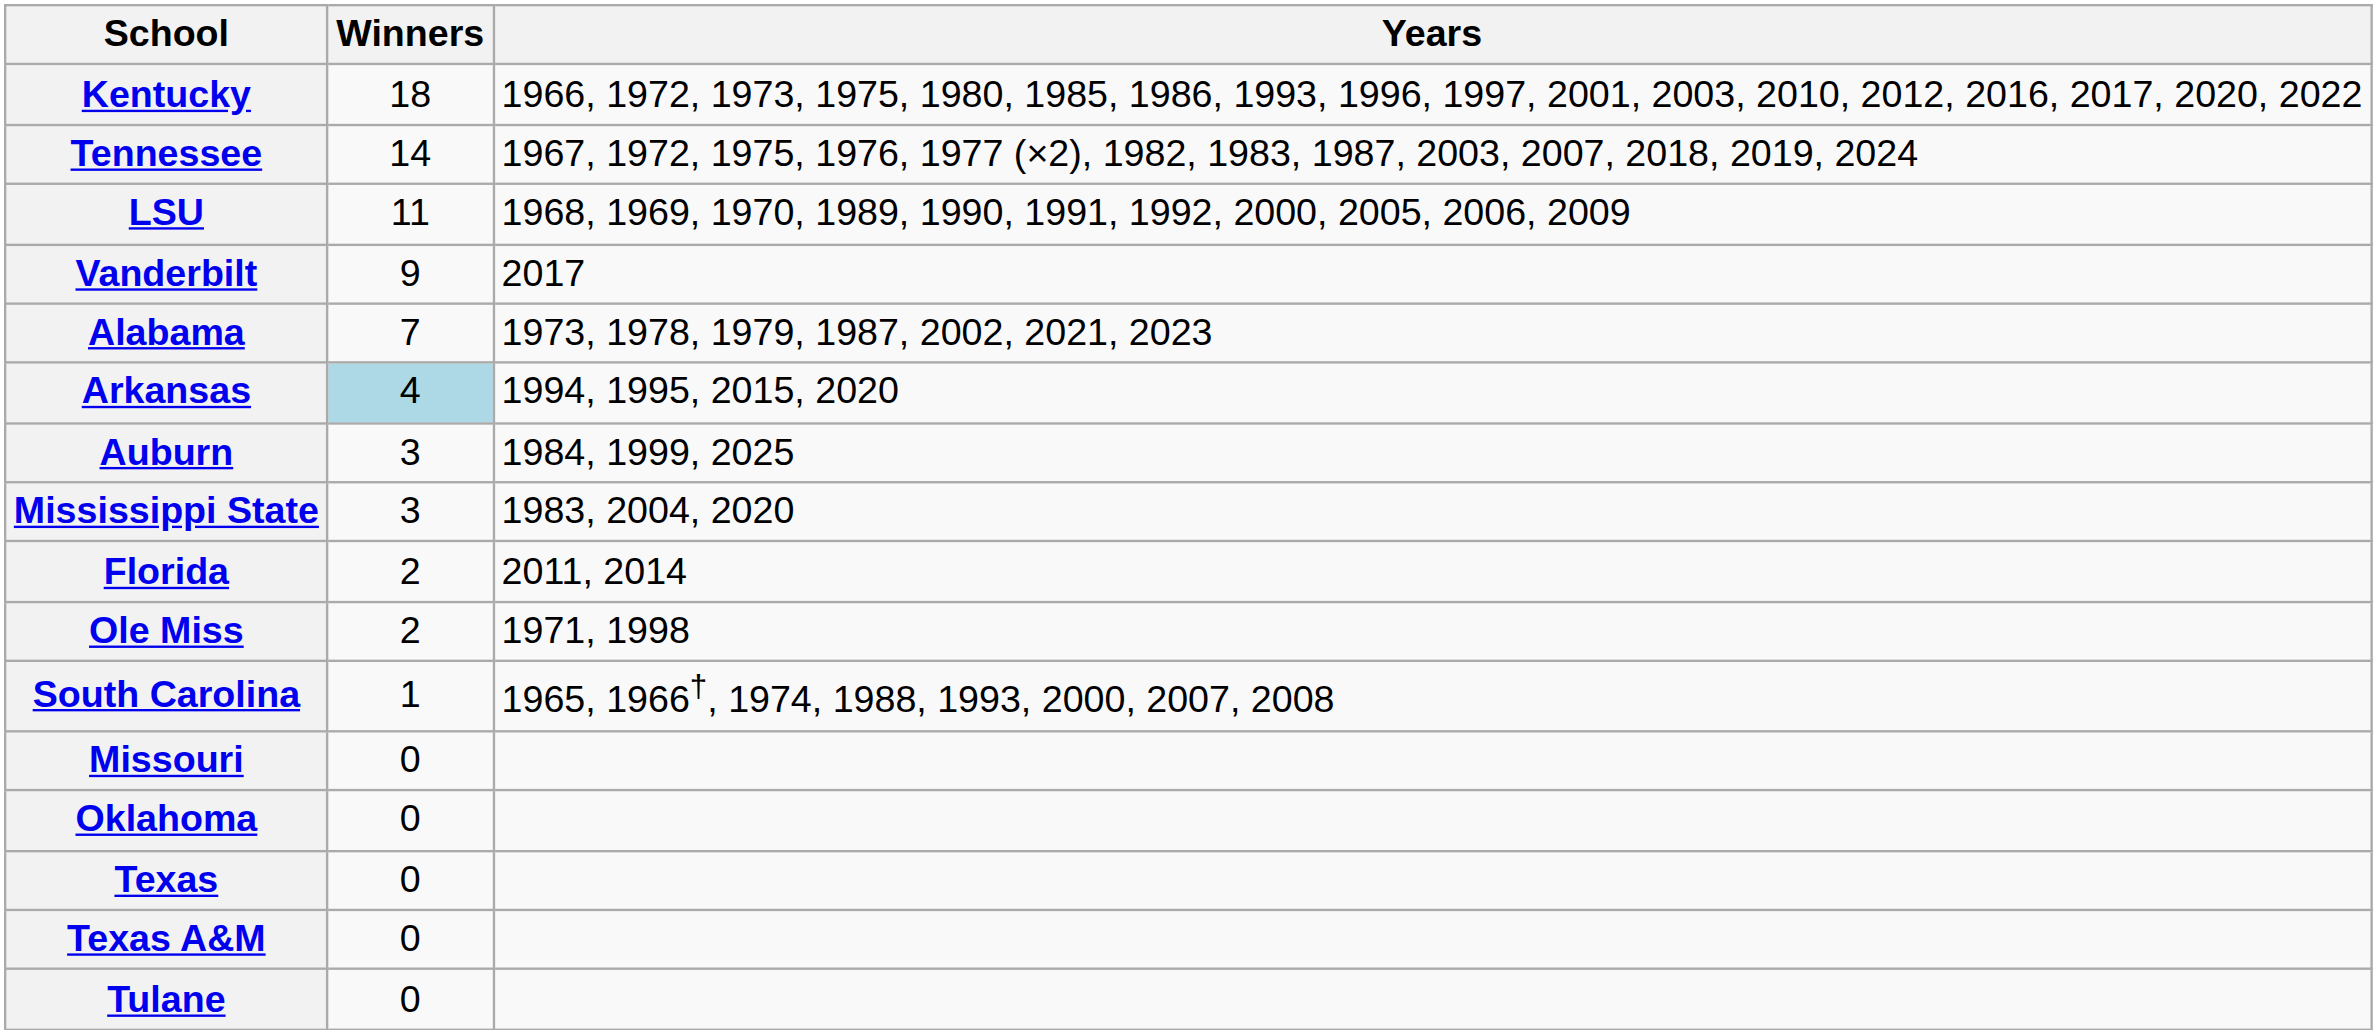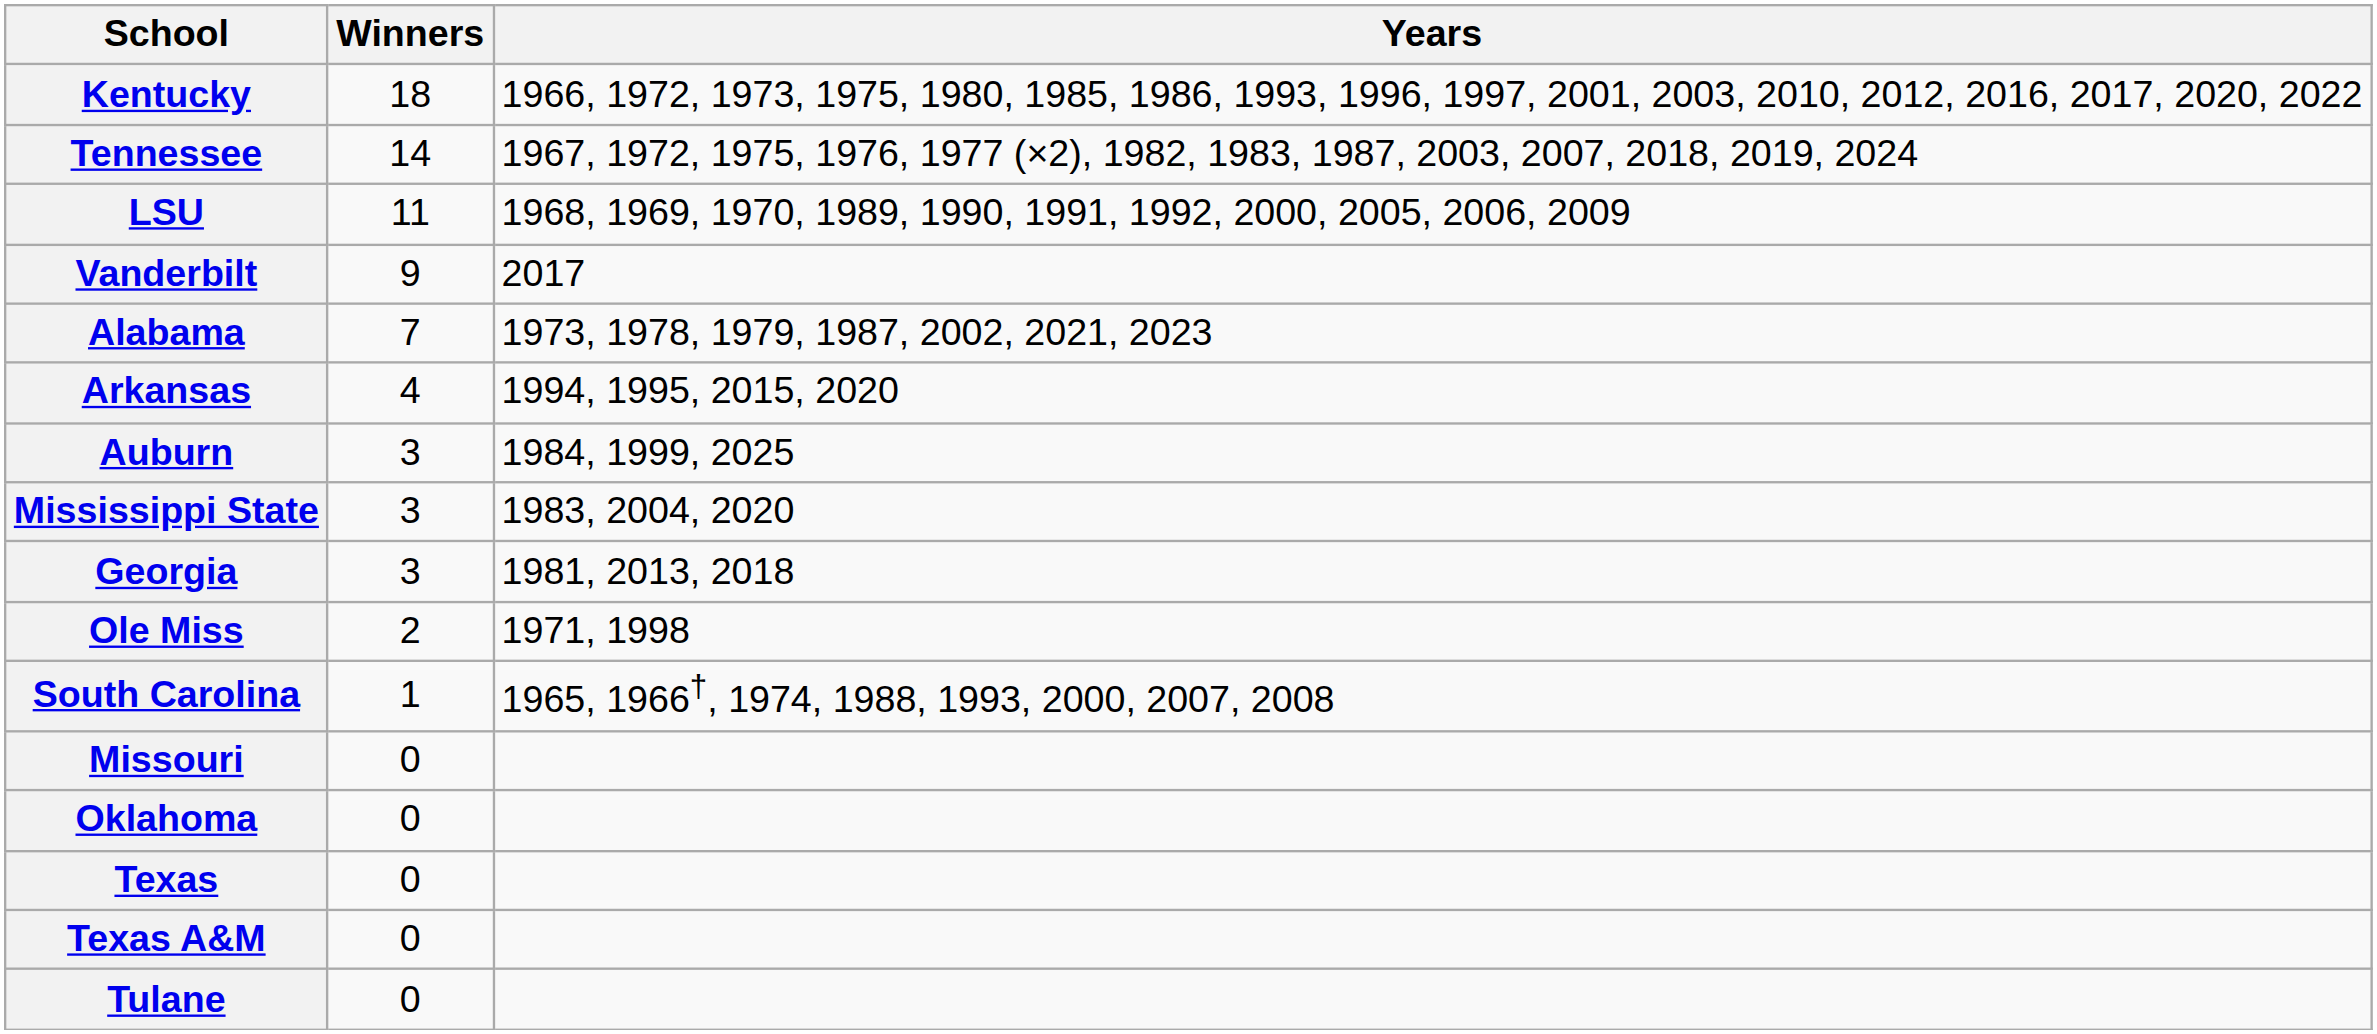(410, 392) lightblue background -> (410, 392) no background
+ row: (166, 570)
- row: (166, 570)
